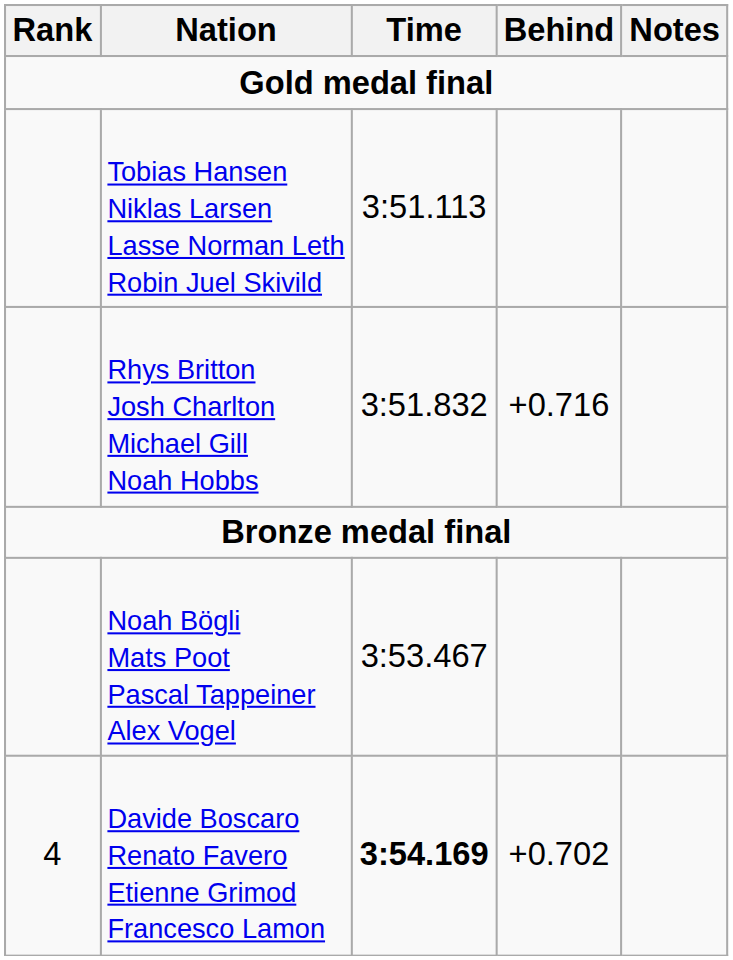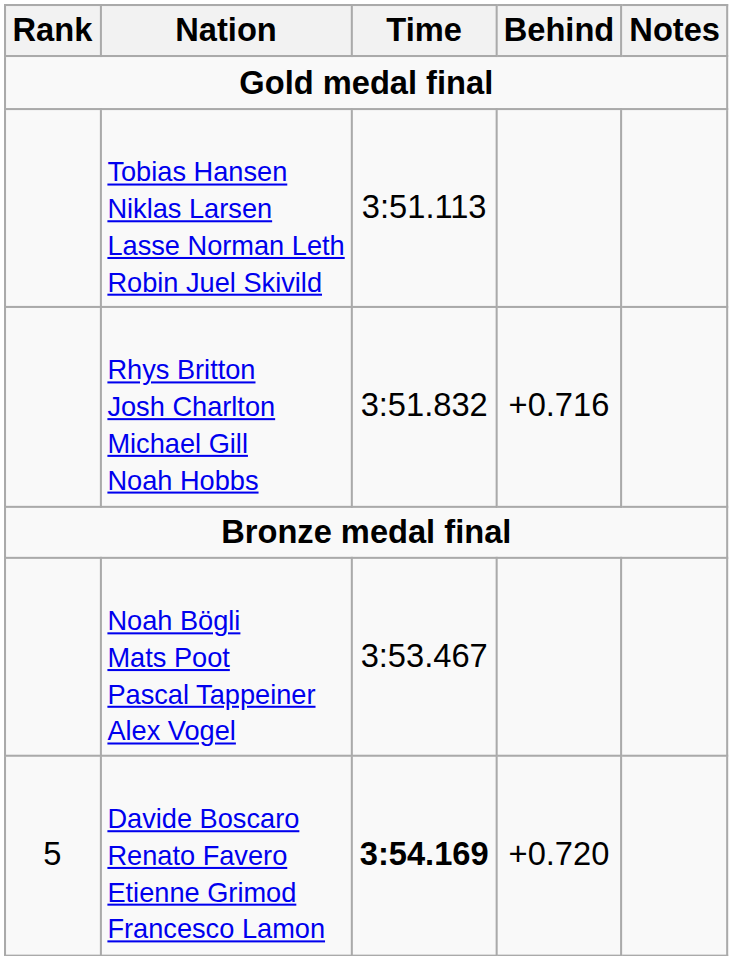(52, 855) 4 -> (52, 855) 5
(559, 855) +0.702 -> (559, 855) +0.720
